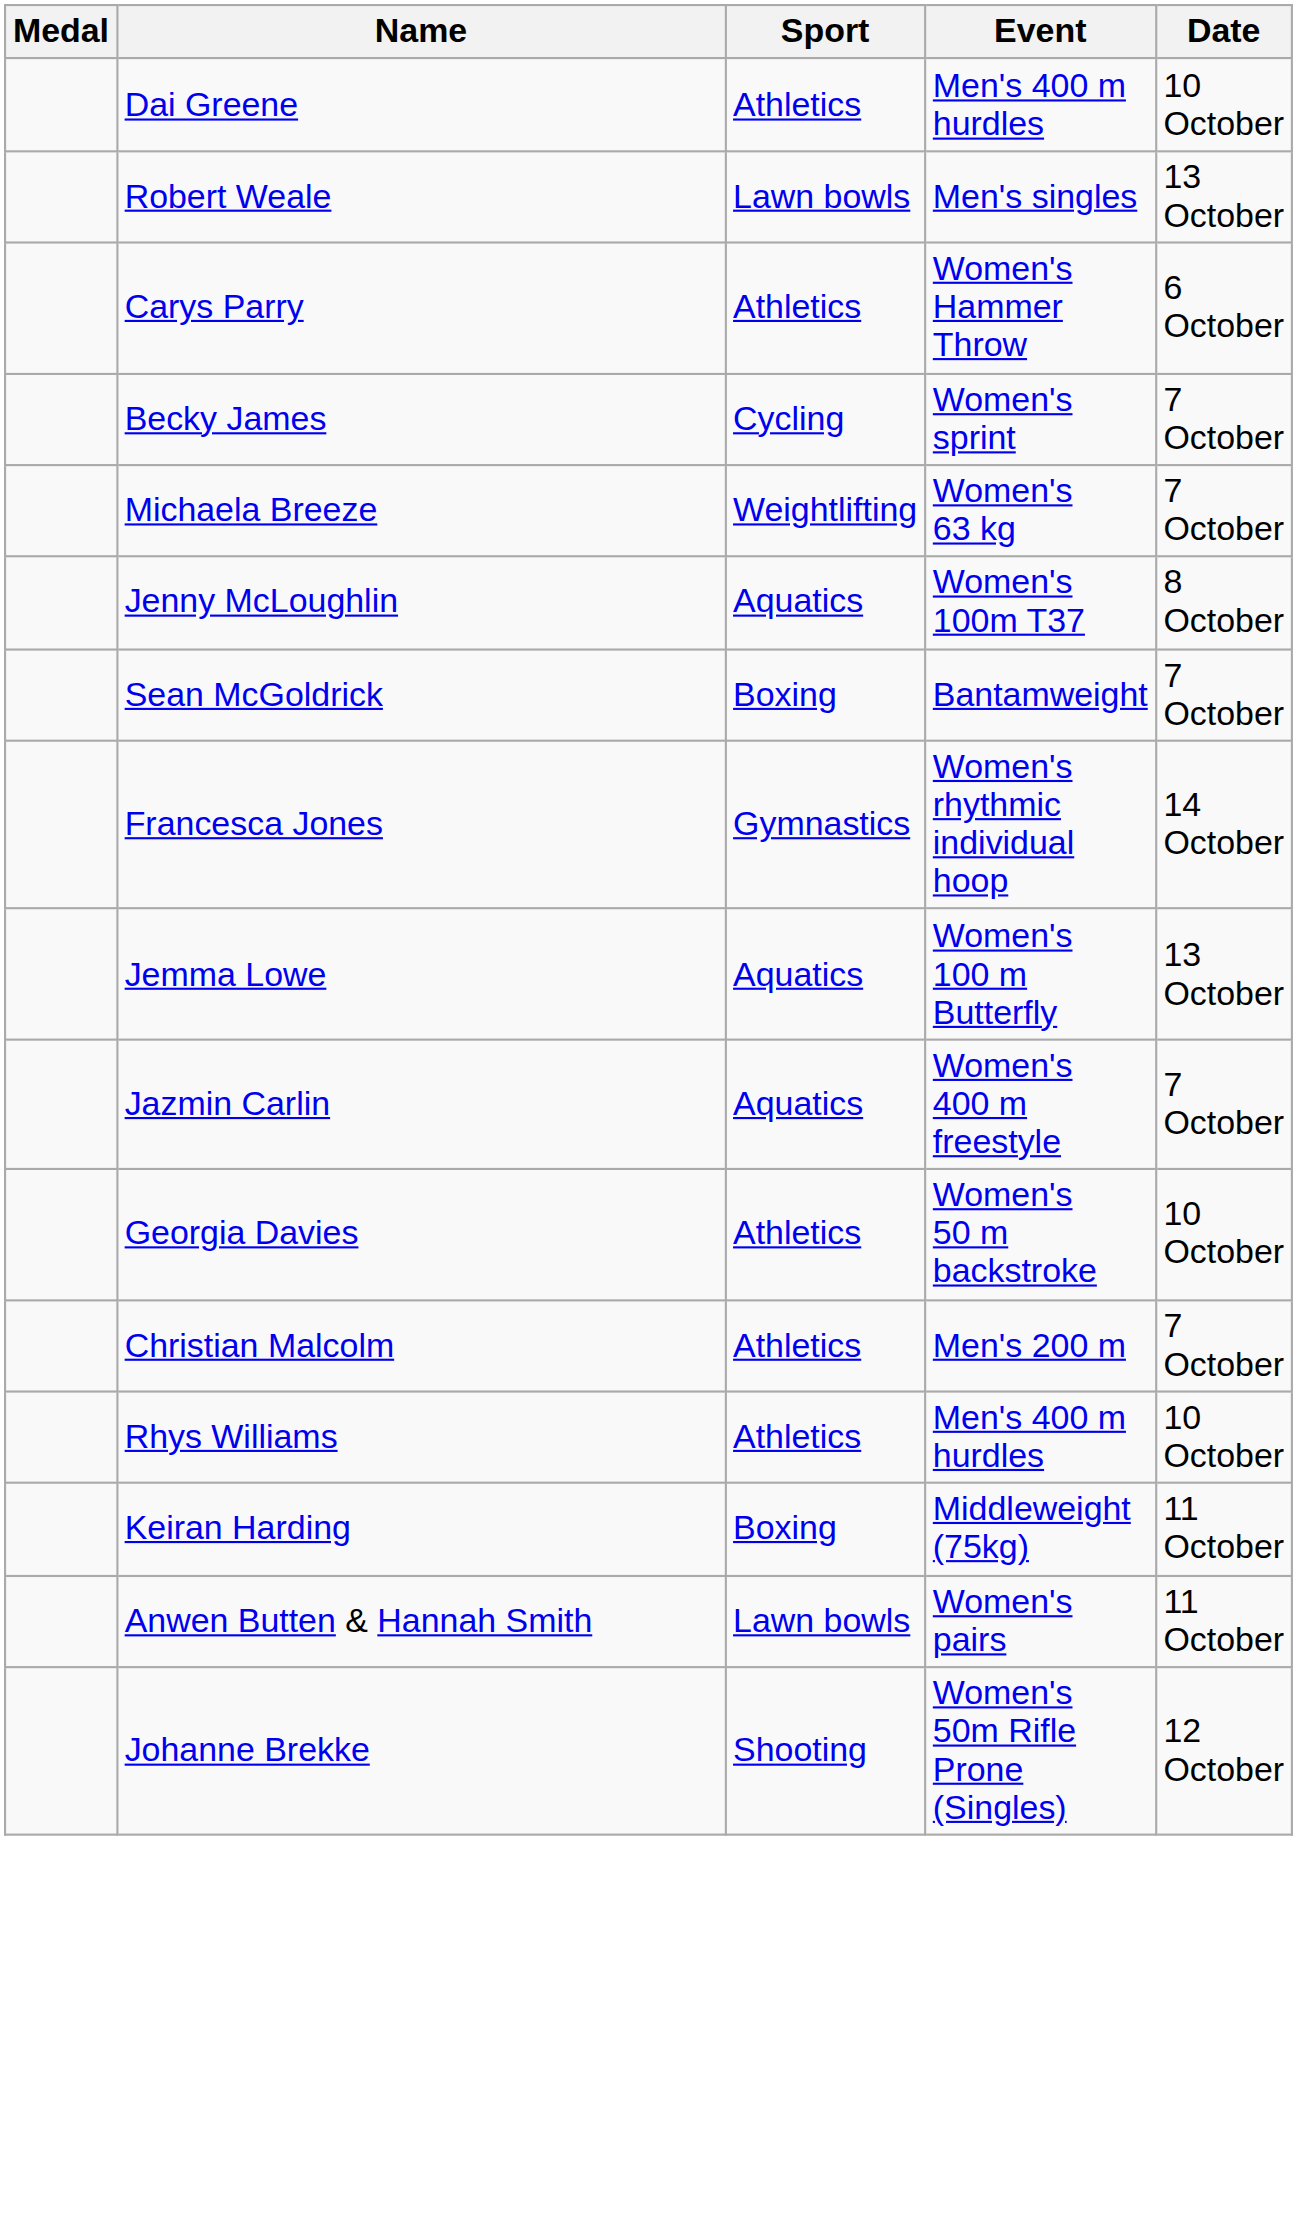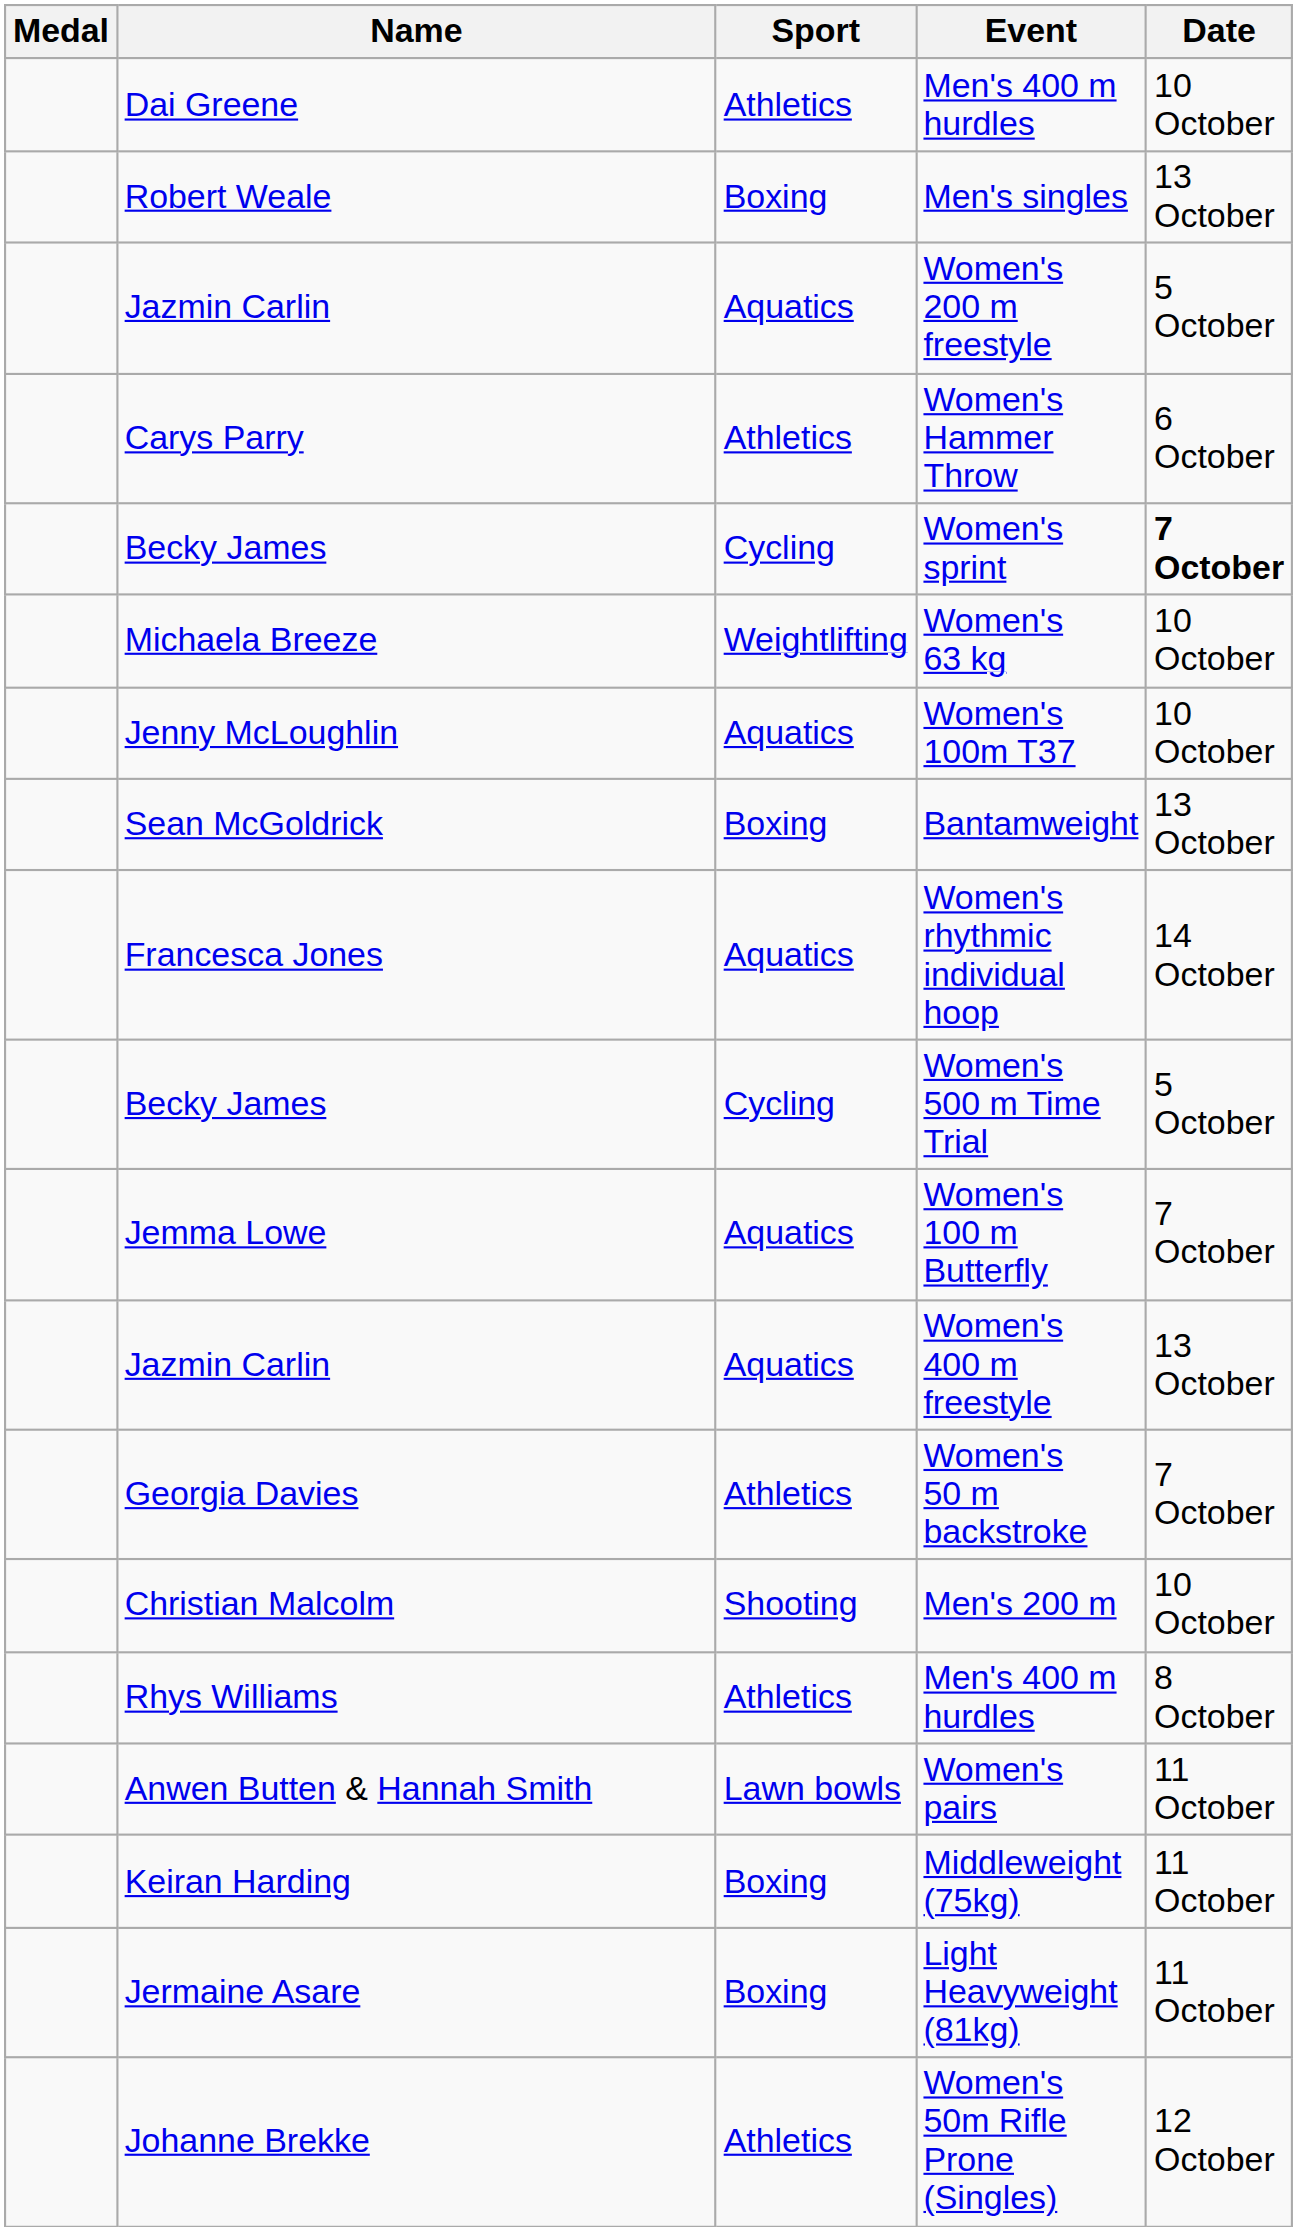(822, 196) Lawn bowls -> (776, 196) Boxing
+ row: (227, 307)
(1224, 418) normal -> (1219, 548) bold
(1224, 510) 7 October -> (1214, 640) 10 October
(1224, 602) 8 October -> (1214, 732) 10 October
(1224, 694) 7 October -> (1214, 824) 13 October
(822, 824) Gymnastics -> (789, 954) Aquatics
+ row: (225, 1103)
(1224, 973) 13 October -> (1214, 1233) 7 October
(1224, 1103) 7 October -> (1214, 1363) 13 October
(1224, 1233) 10 October -> (1214, 1493) 7 October
(797, 1344) Athletics -> (791, 1604) Shooting
(1224, 1344) 7 October -> (1214, 1604) 10 October
(1224, 1436) 10 October -> (1214, 1696) 8 October
rows swapped: (358, 1620) <-> (238, 1528)
+ row: (242, 1991)
(800, 1750) Shooting -> (788, 2141) Athletics
